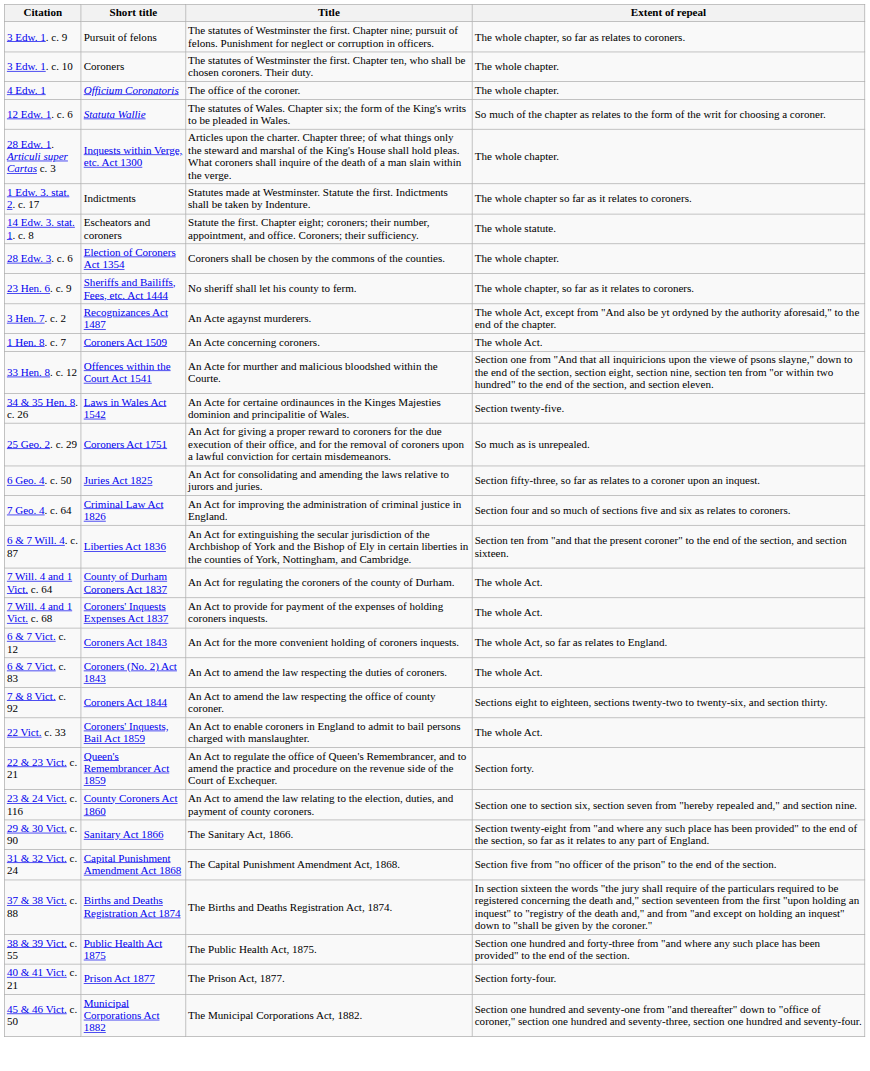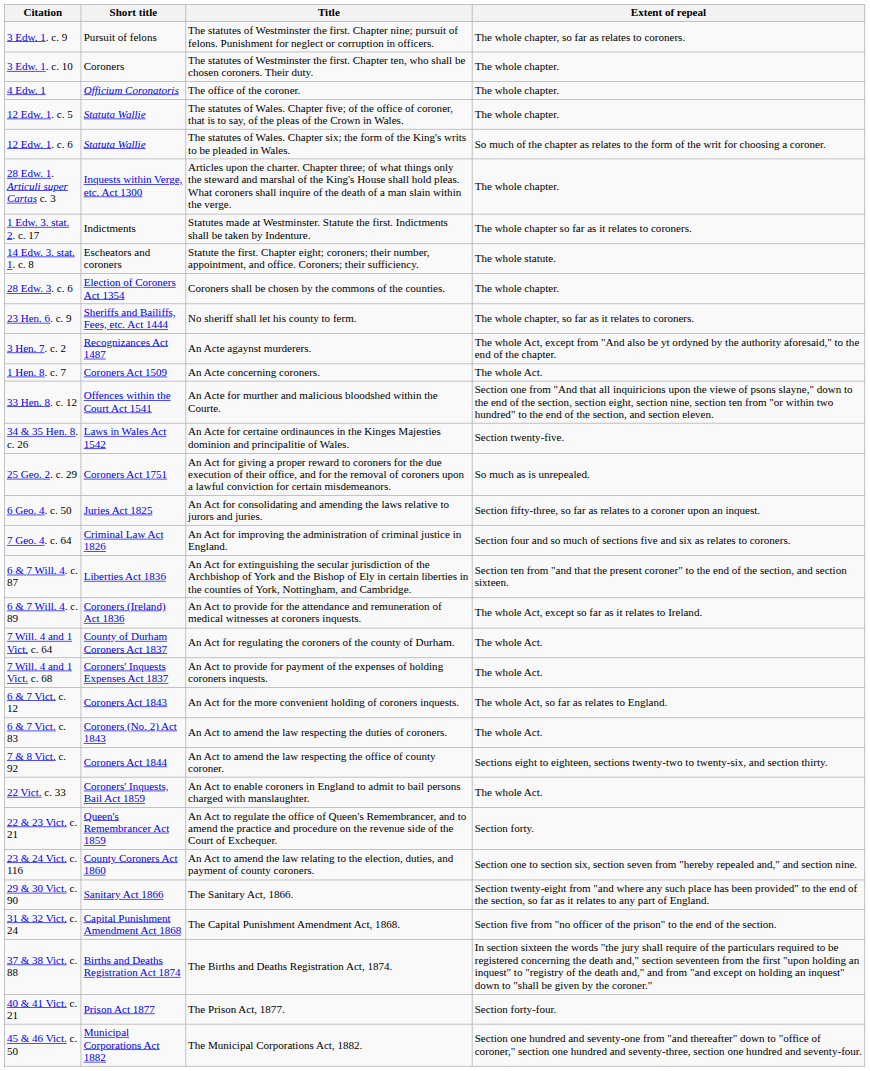+ row: (40, 114)
+ row: (42, 612)
- row: (42, 949)
